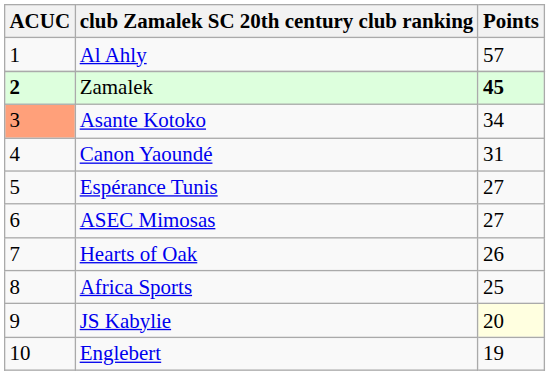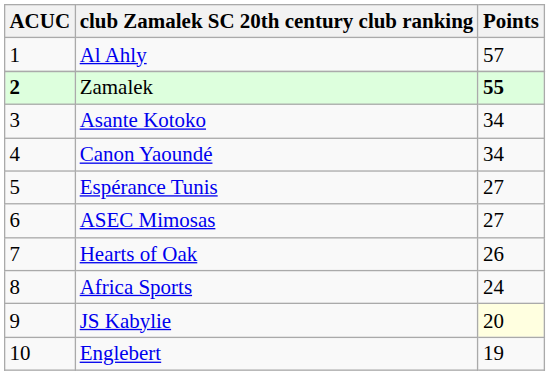(493, 87) 45 -> (493, 87) 55
(15, 120) lightsalmon background -> (15, 120) no background
(493, 154) 31 -> (493, 154) 34
(493, 287) 25 -> (493, 287) 24
